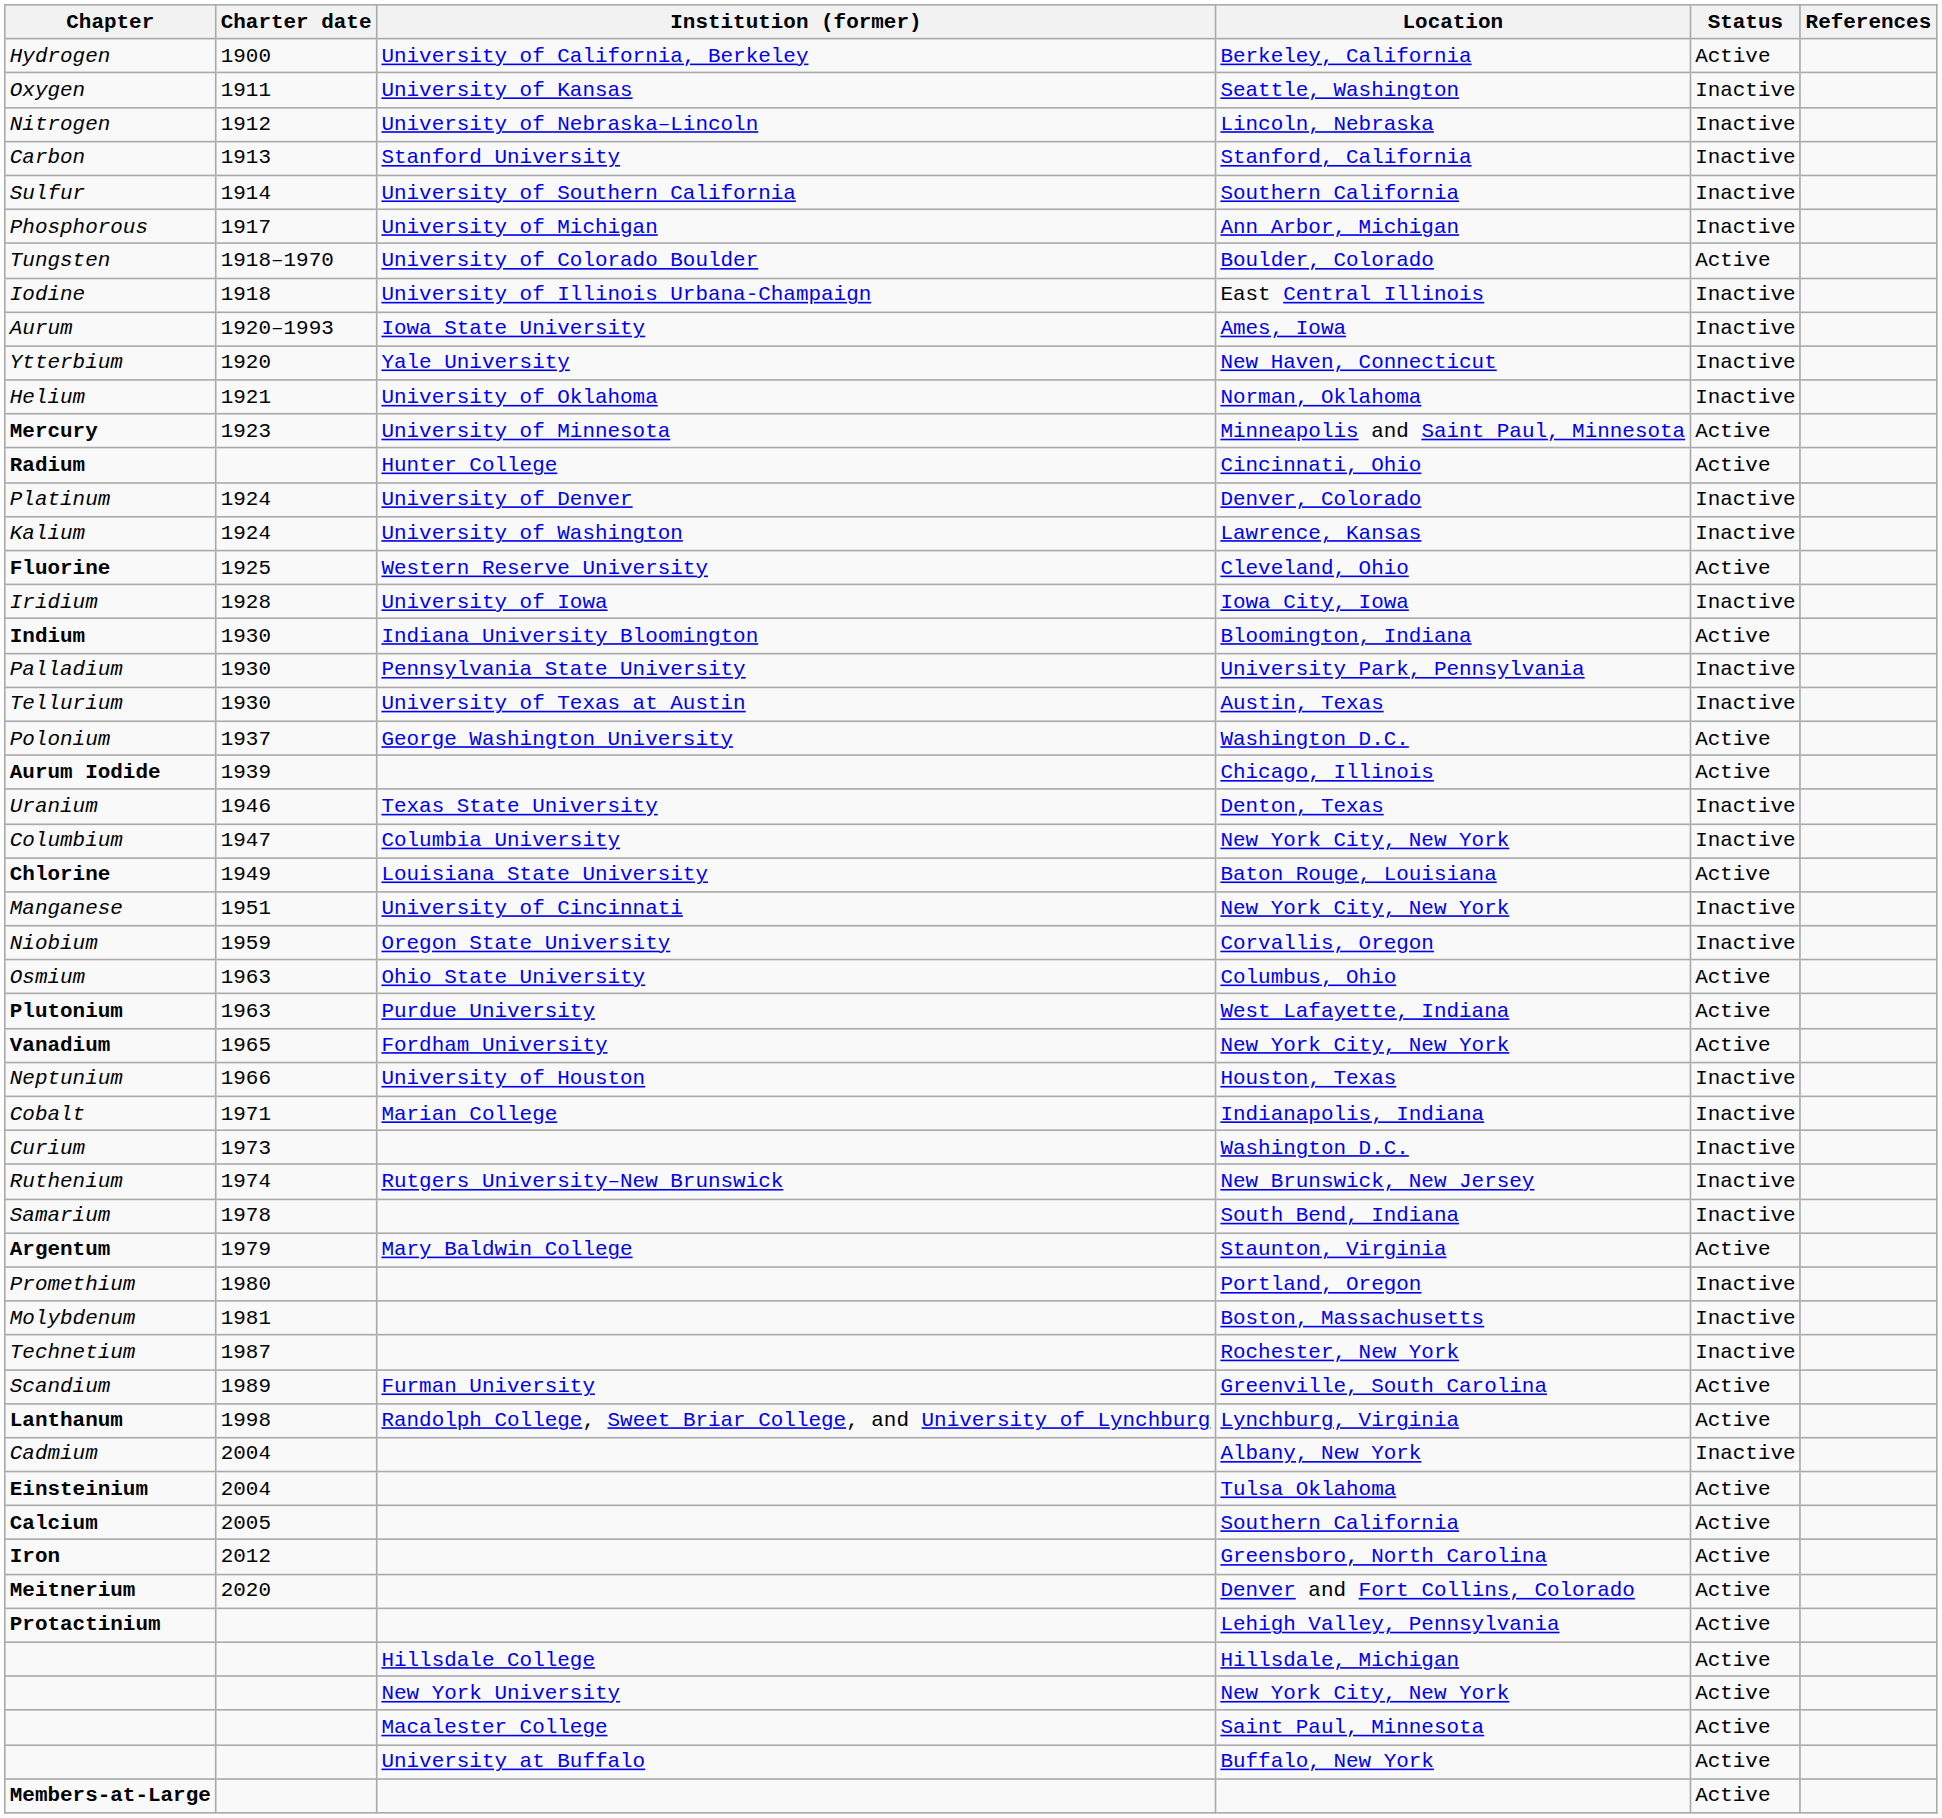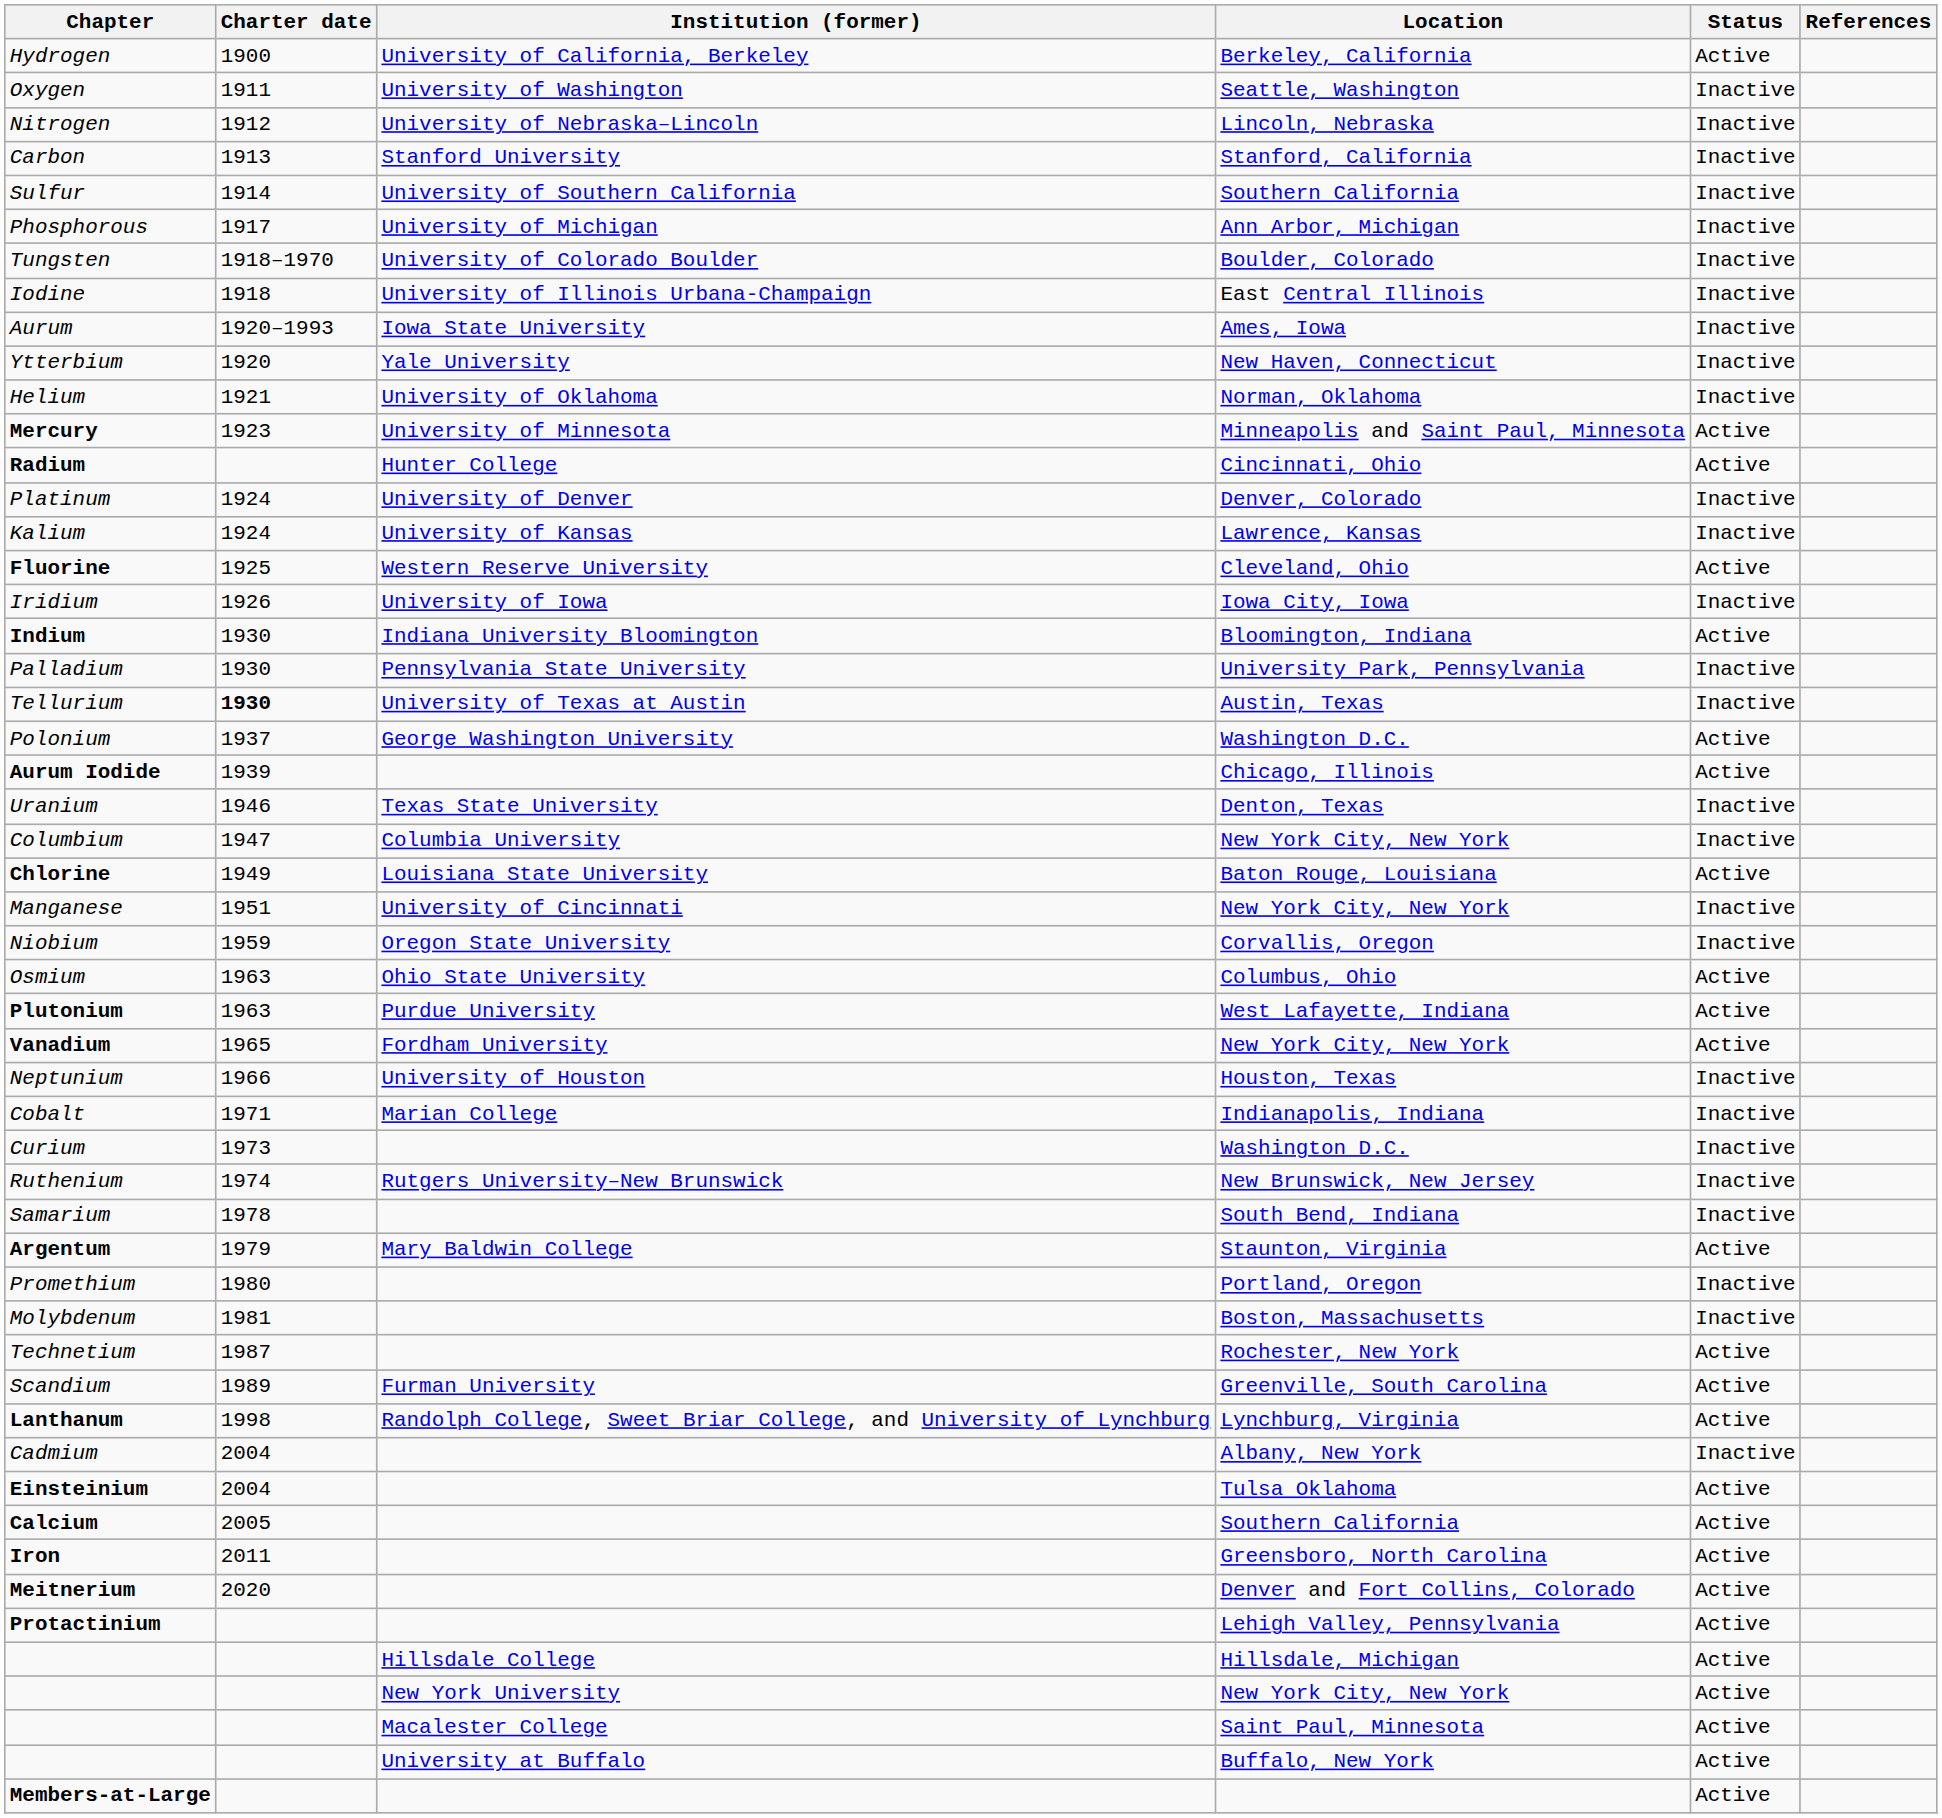(507, 90) University of Kansas -> (532, 90) University of Washington
(1733, 261) Active -> (1745, 261) Inactive
(532, 534) University of Washington -> (507, 534) University of Kansas
(246, 602) 1928 -> (246, 602) 1926
(246, 704) normal -> (246, 704) bold
(1745, 1352) Inactive -> (1733, 1352) Active
(246, 1557) 2012 -> (246, 1557) 2011
